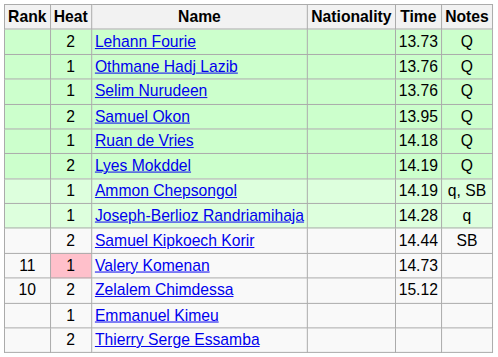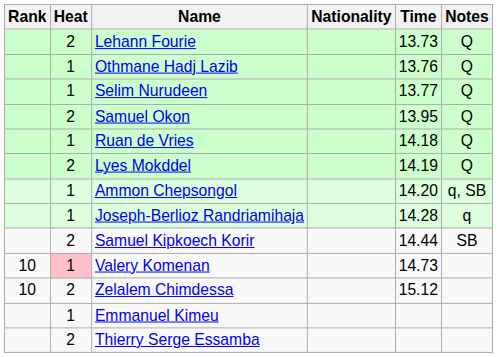(418, 91) 13.76 -> (418, 91) 13.77
(418, 191) 14.19 -> (418, 191) 14.20
(27, 265) 11 -> (27, 265) 10
